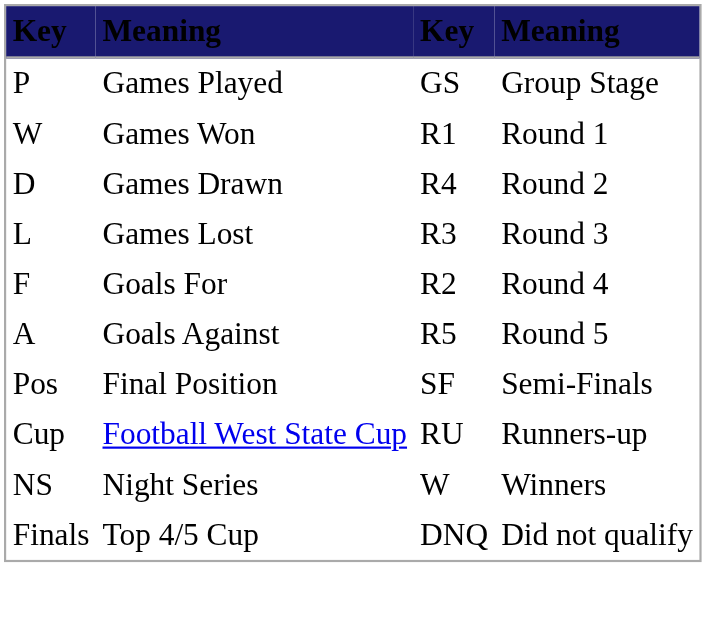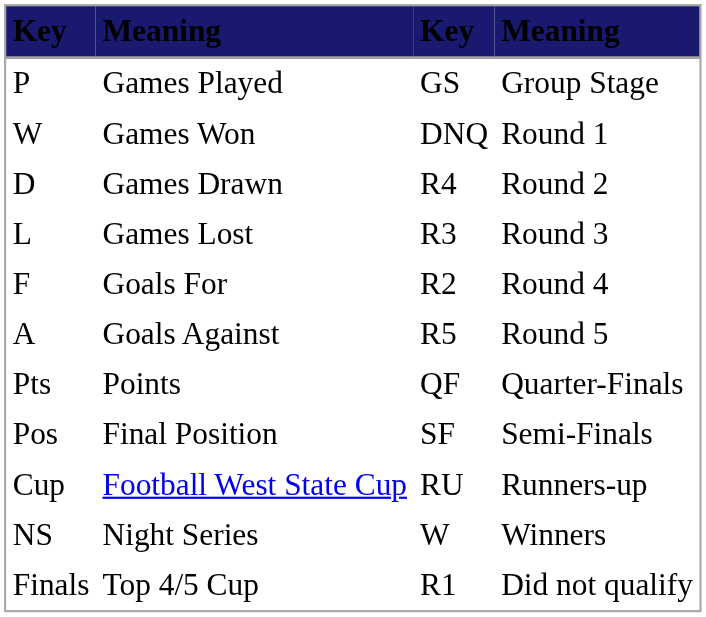(438, 133) R1 -> (454, 133) DNQ
+ row: (142, 383)
(454, 534) DNQ -> (438, 584) R1
